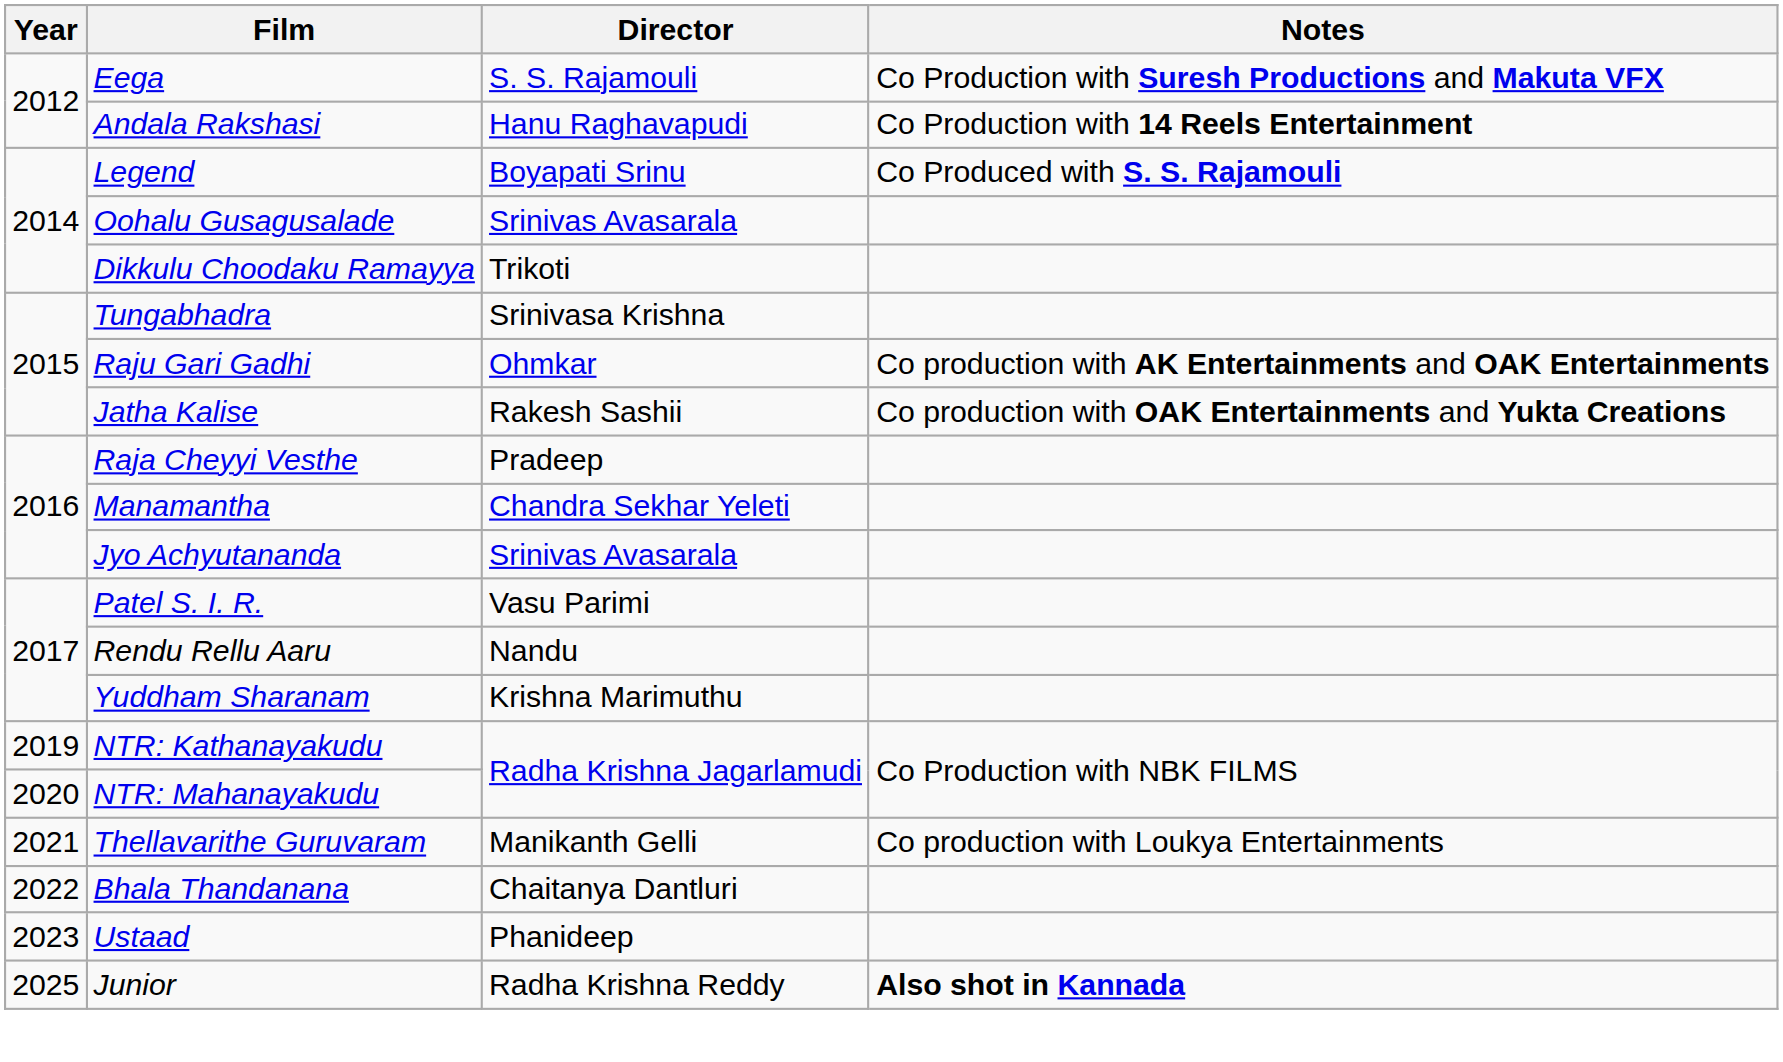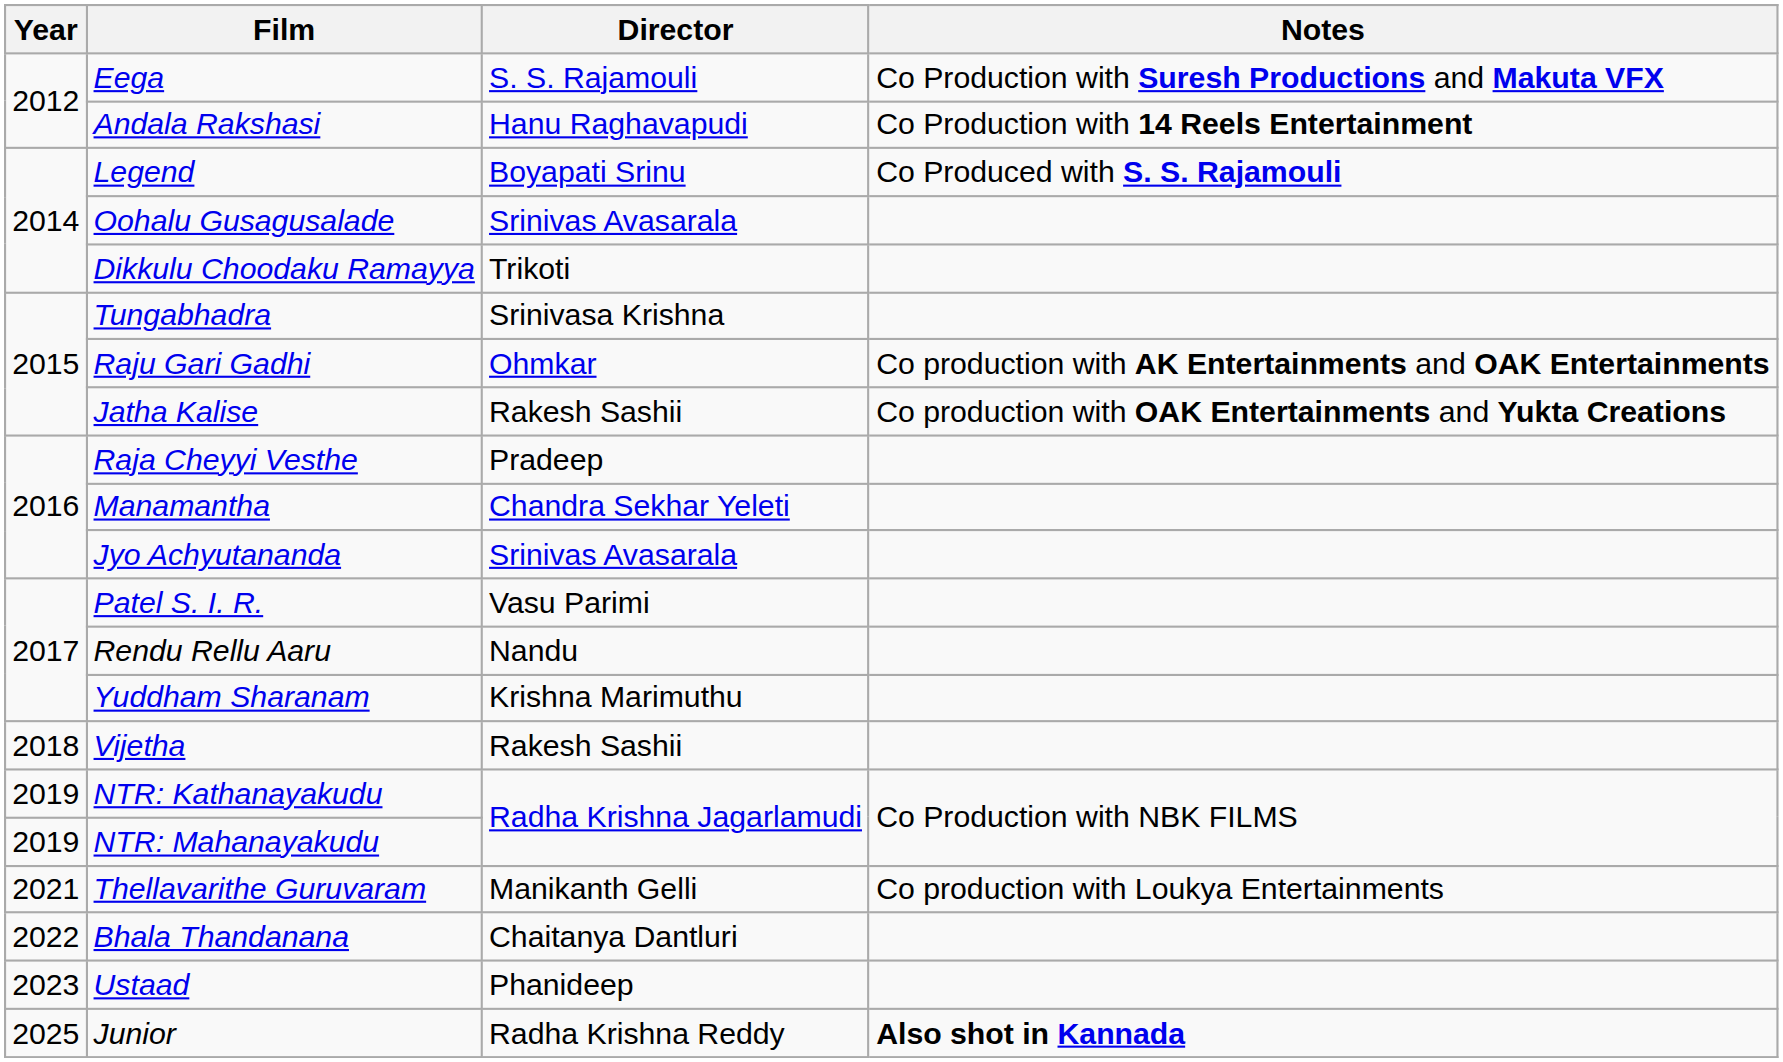+ row: (139, 746)
(46, 794) 2020 -> (46, 842) 2019
